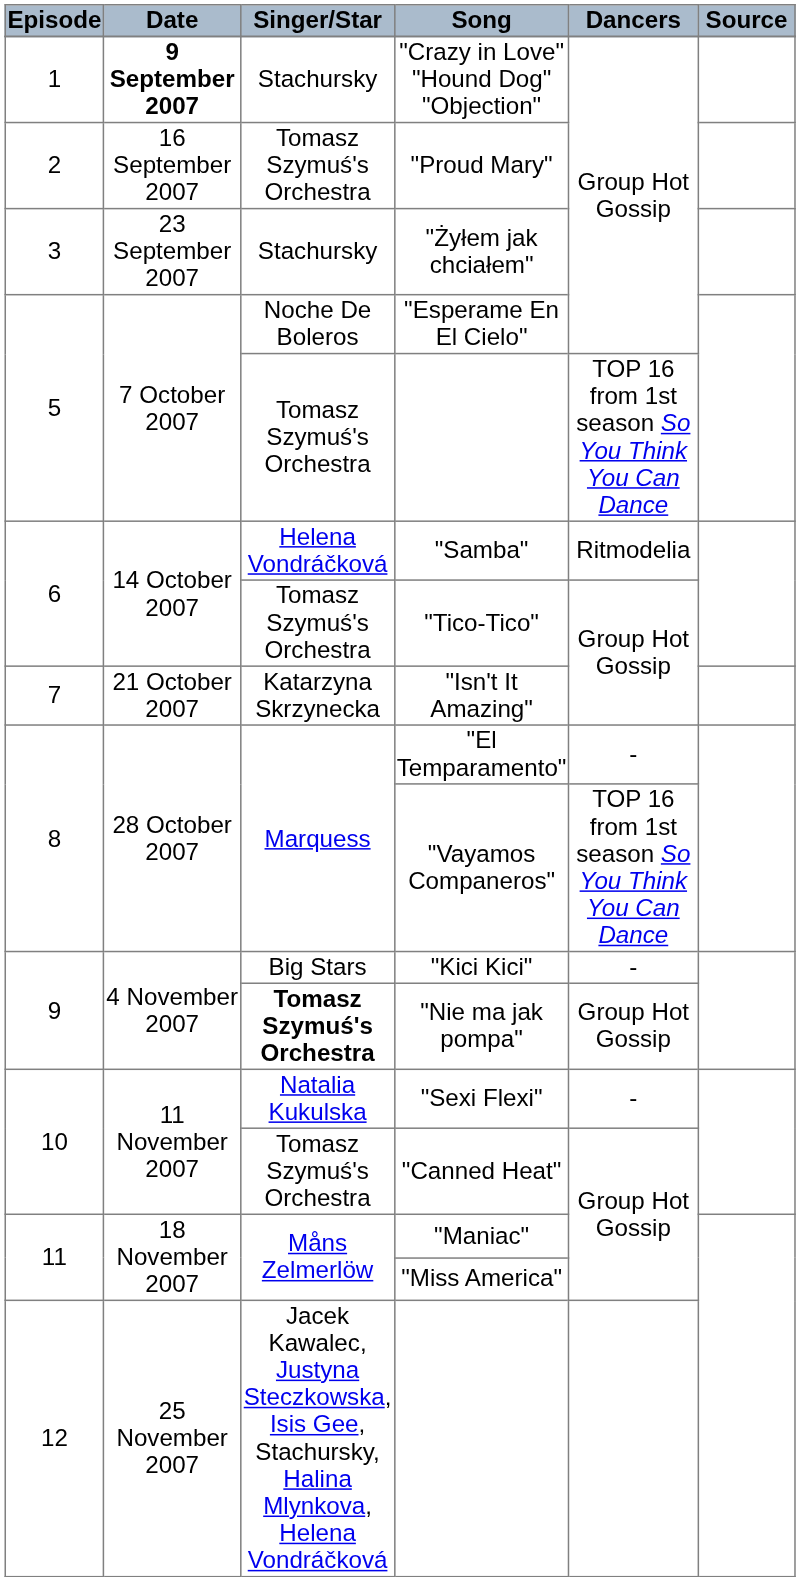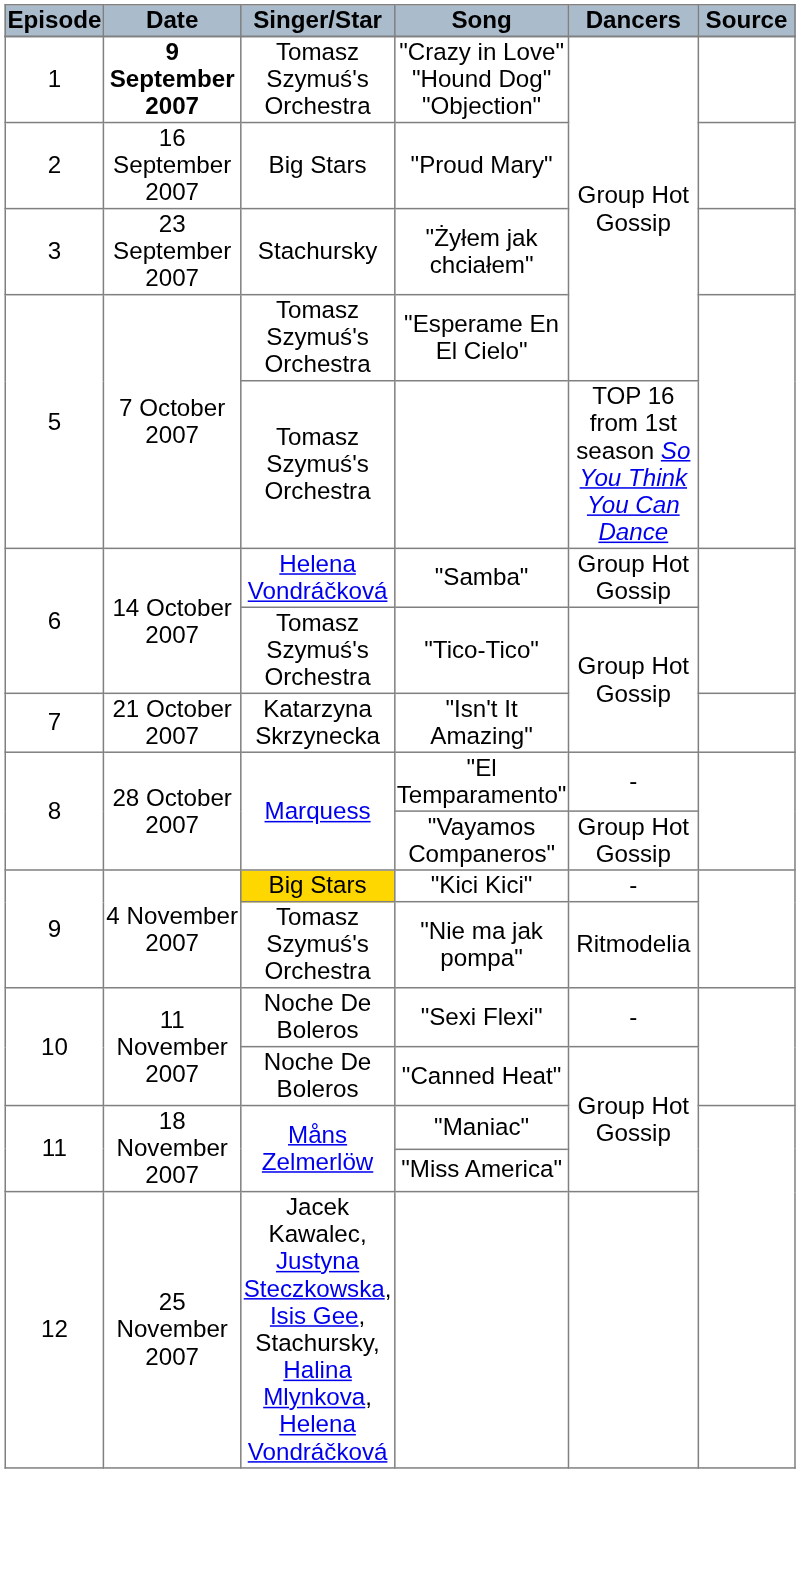(318, 79) Stachursky -> (318, 79) Tomasz Szymuś's Orchestra
(318, 165) Tomasz Szymuś's Orchestra -> (318, 165) Big Stars
(318, 323) Noche De Boleros -> (318, 337) Tomasz Szymuś's Orchestra
(633, 550) Ritmodelia -> (633, 577) Group Hot Gossip
(633, 867) TOP 16 from 1st season So You Think You Can Dance -> (633, 840) Group Hot Gossip
(318, 967) no background -> (318, 885) gold background
(318, 1026) bold -> (318, 944) normal
(633, 1026) Group Hot Gossip -> (633, 944) Ritmodelia
(318, 1098) Natalia Kukulska -> (318, 1016) Noche De Boleros
(318, 1170) Tomasz Szymuś's Orchestra -> (318, 1075) Noche De Boleros
